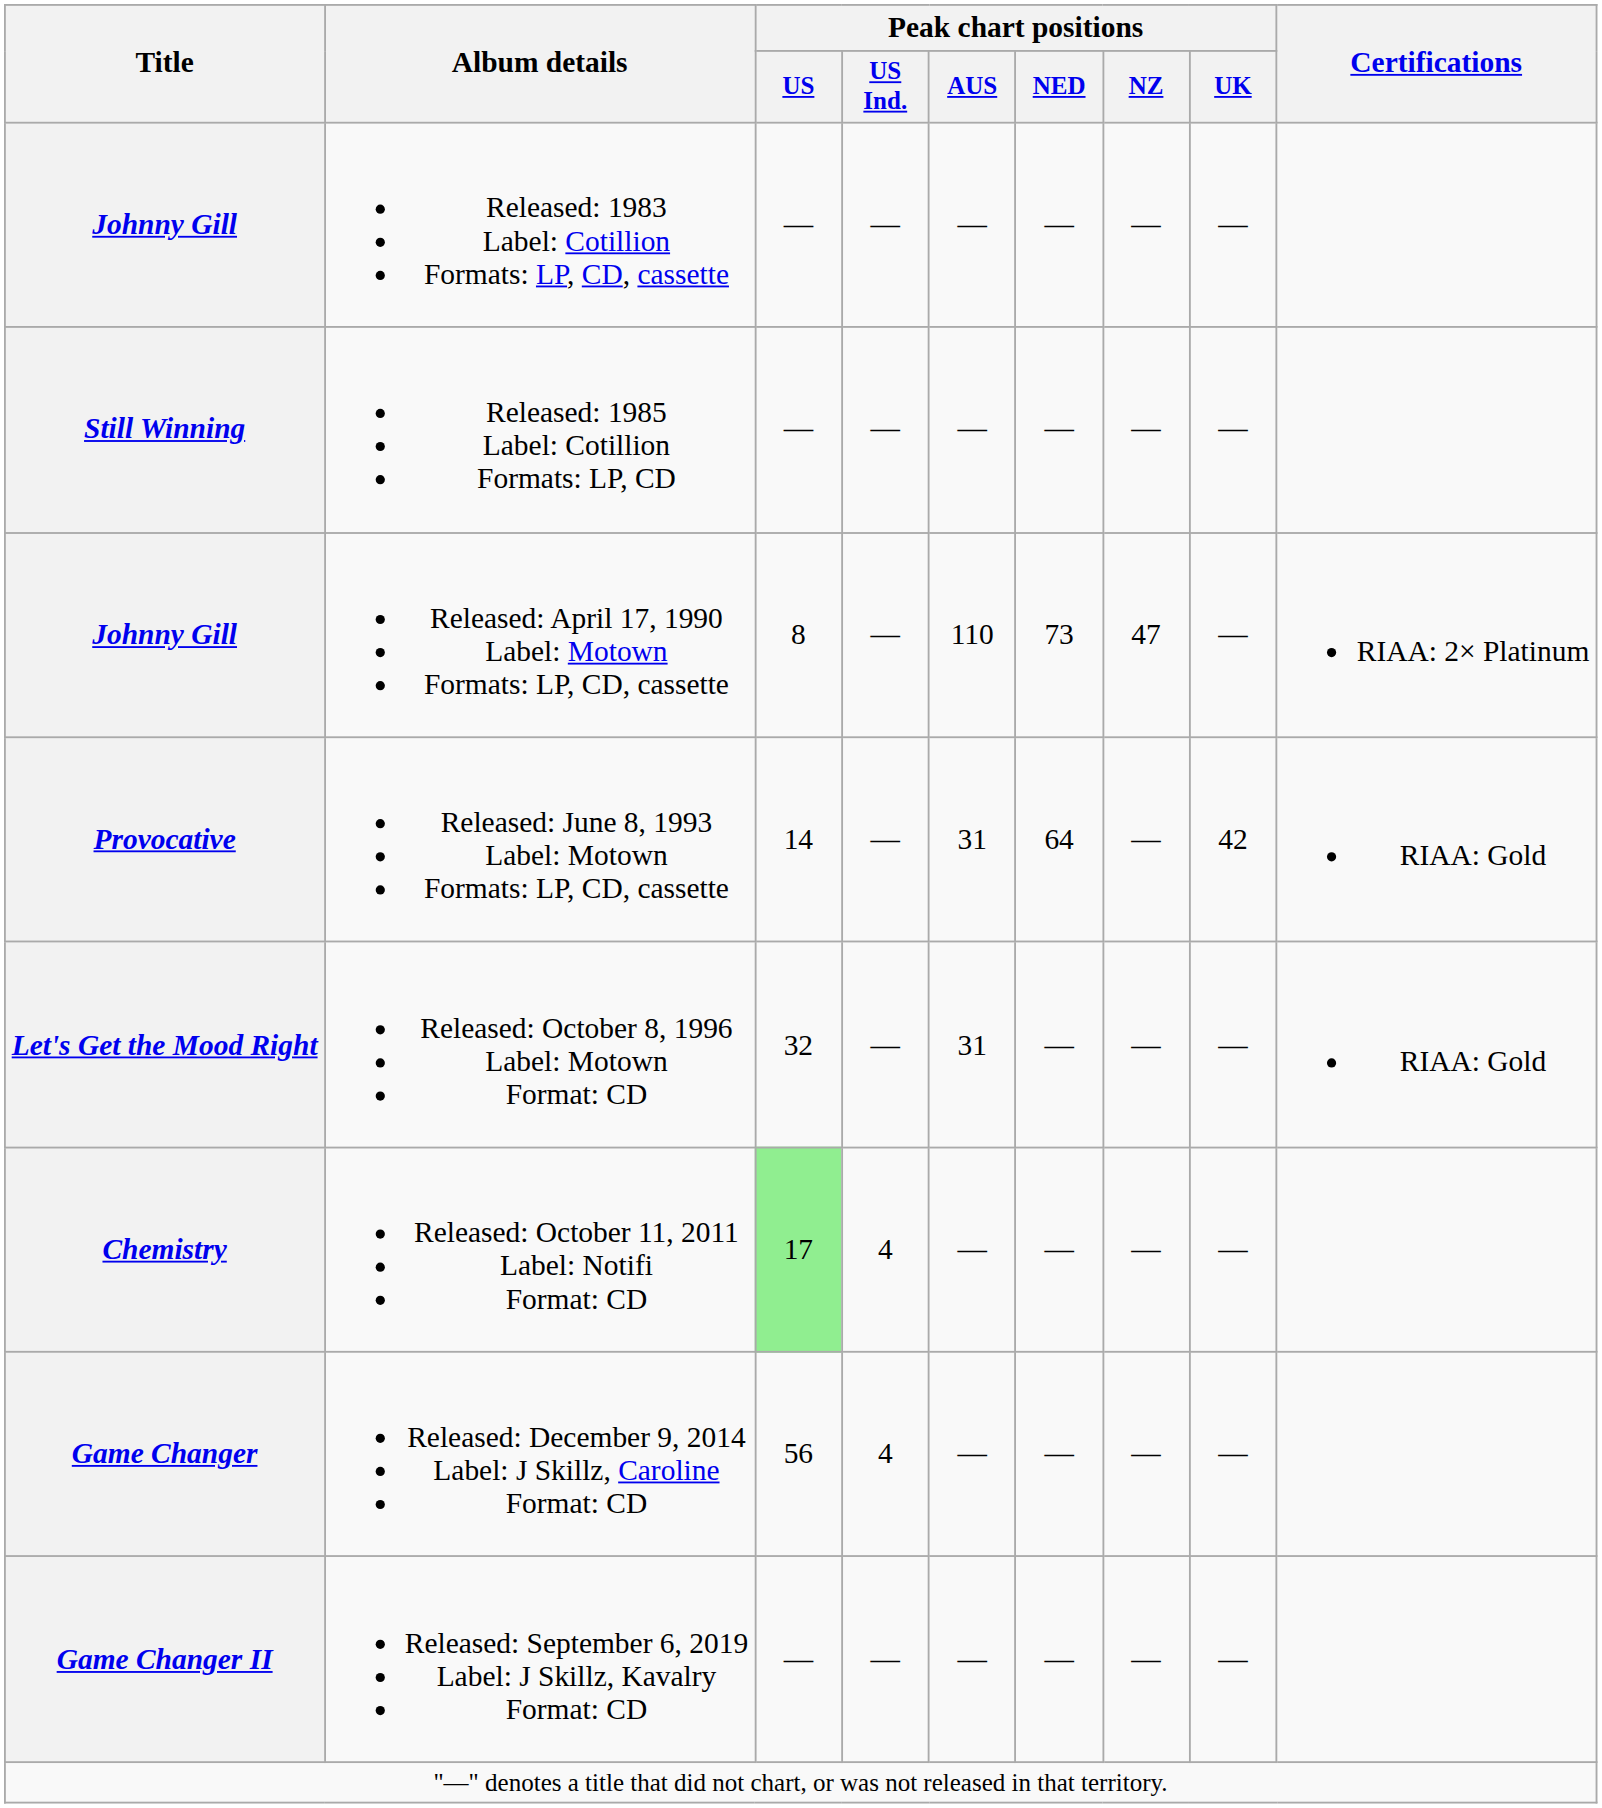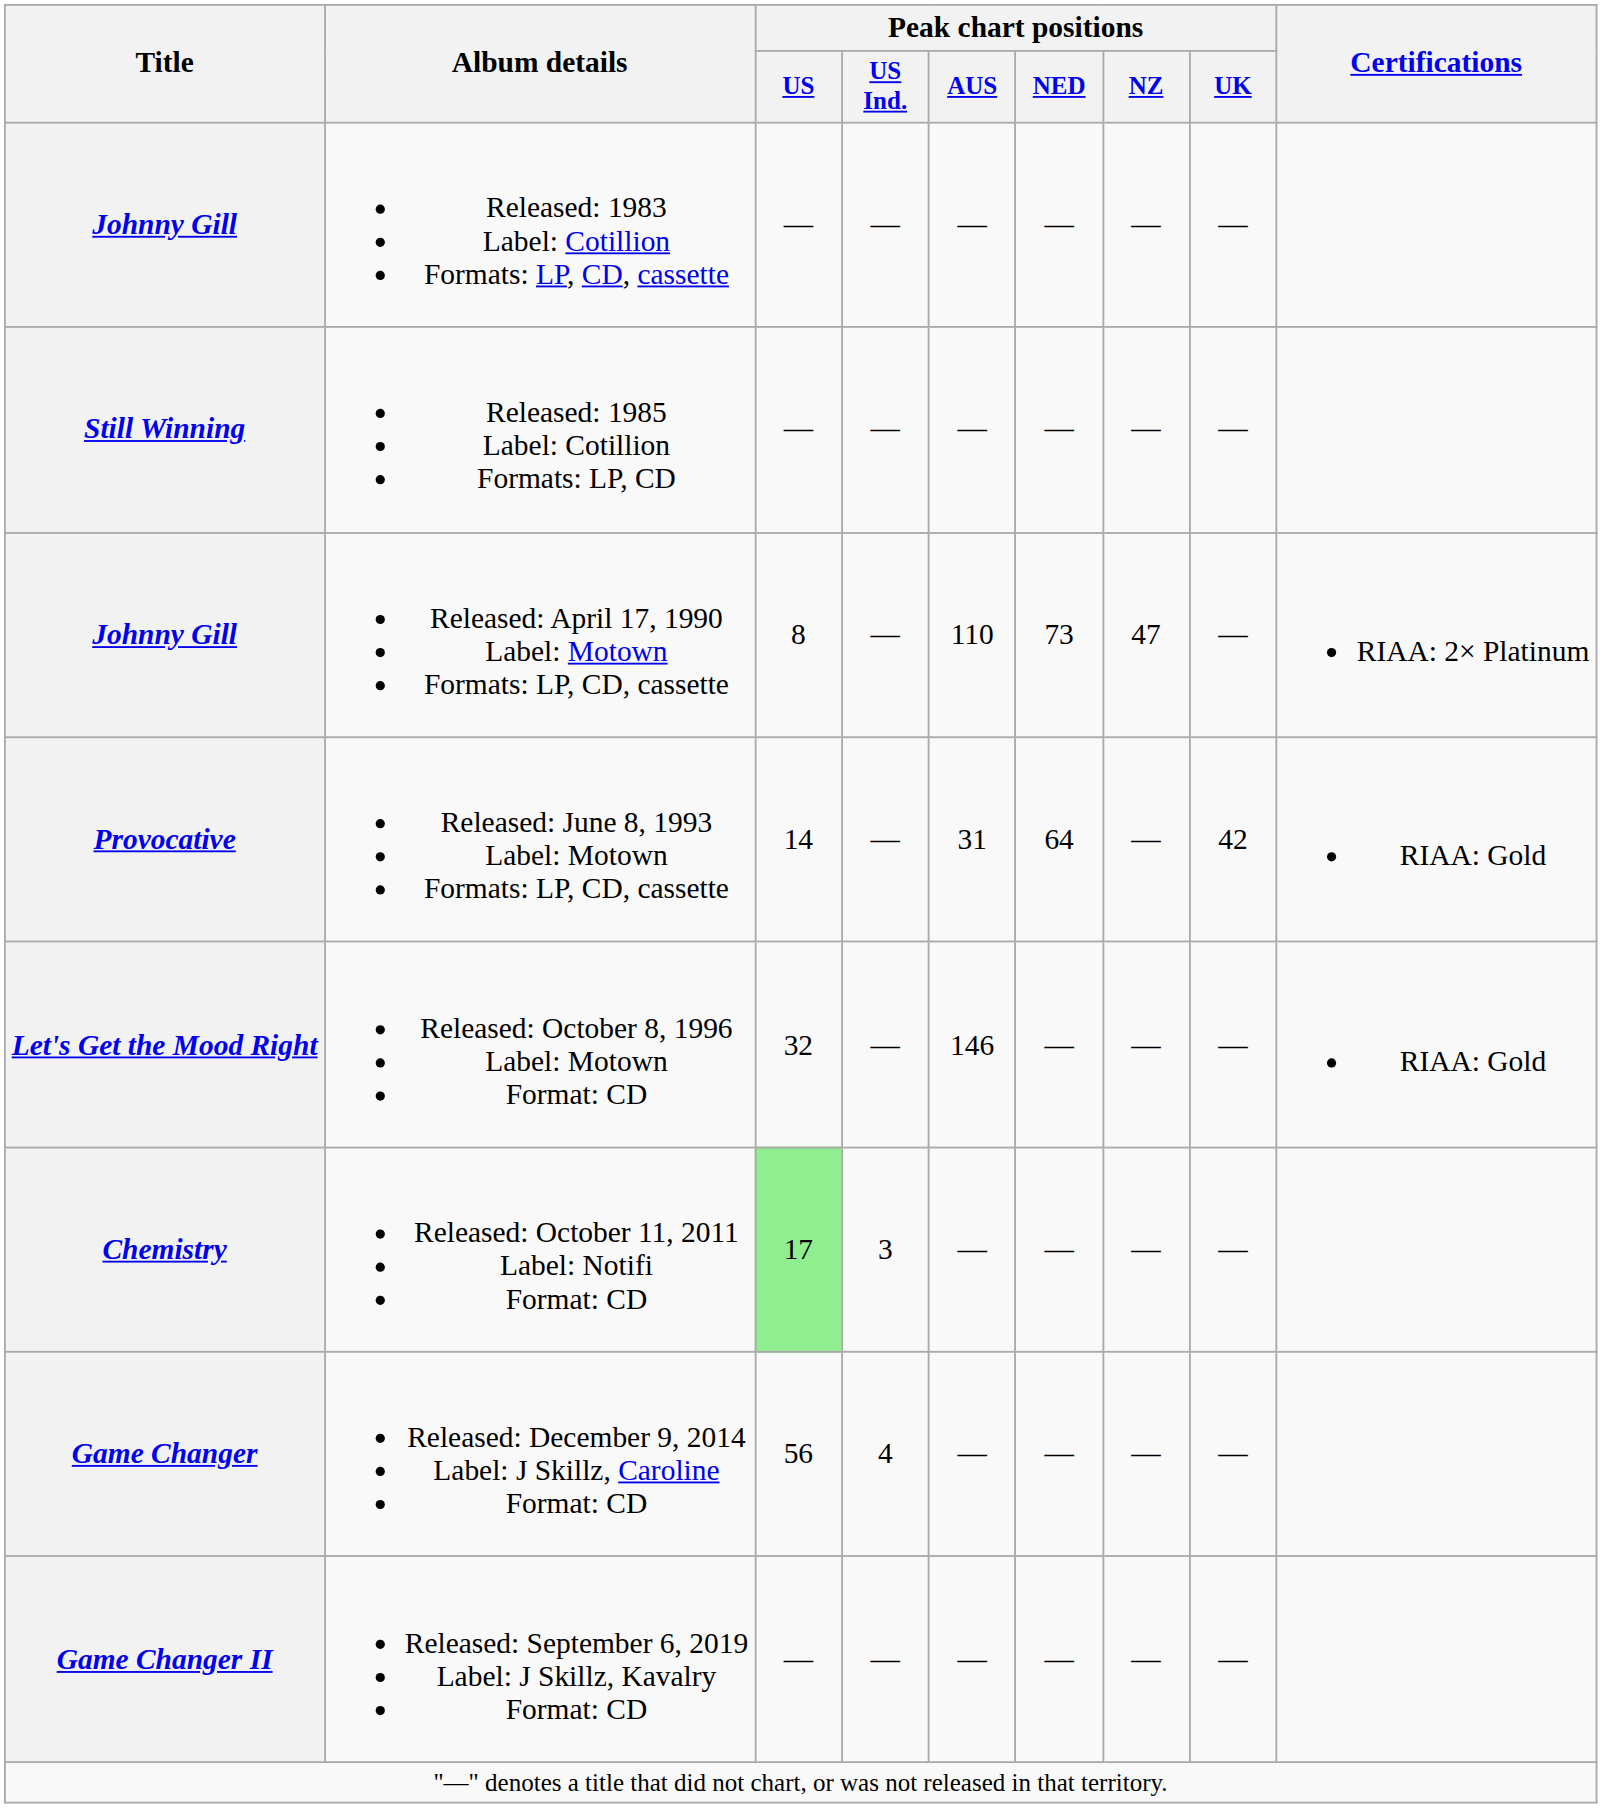(972, 1044) 31 -> (972, 1044) 146
(885, 1249) 4 -> (885, 1249) 3
